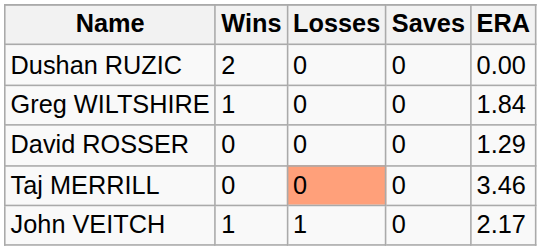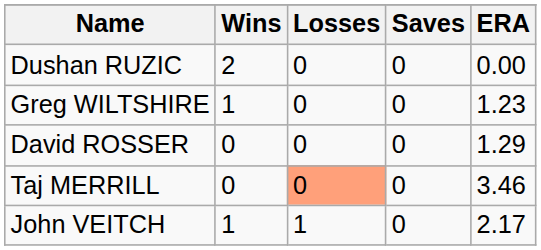(501, 104) 1.84 -> (501, 104) 1.23
